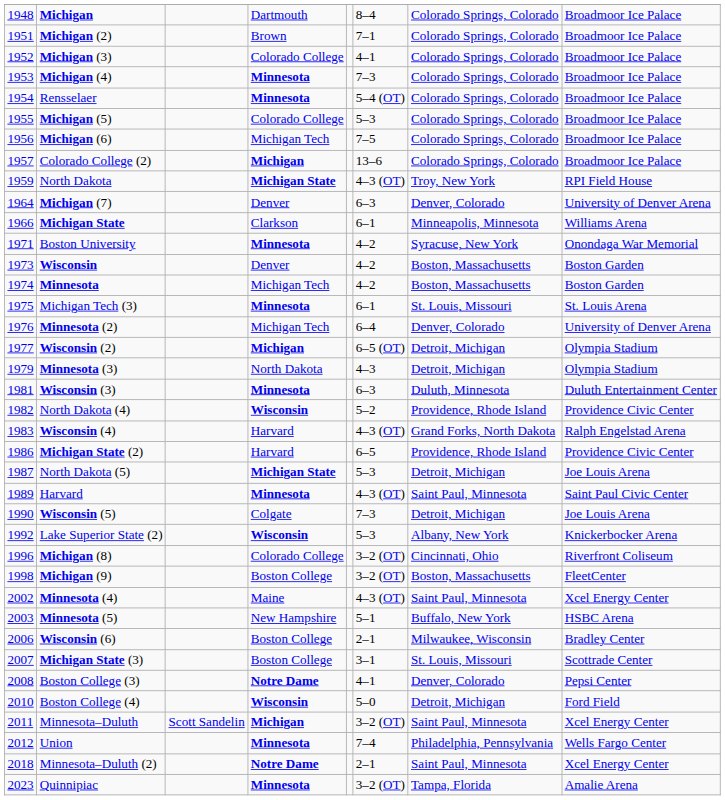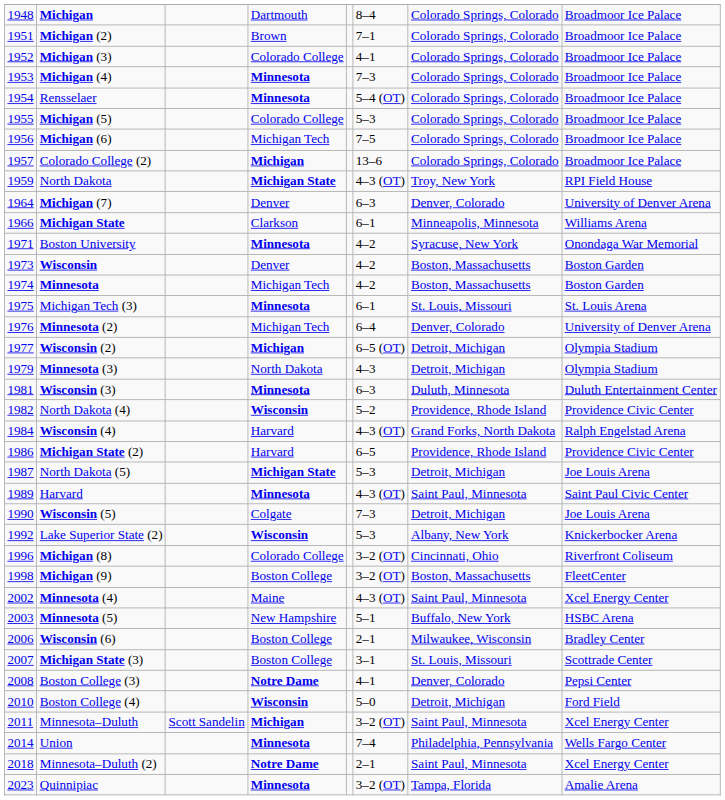(21, 431) 1983 -> (21, 431) 1984
(21, 743) 2012 -> (21, 743) 2014
